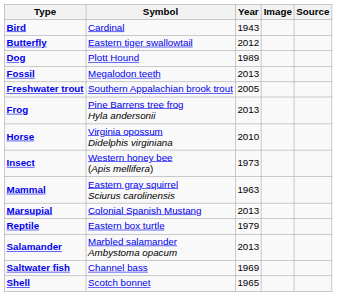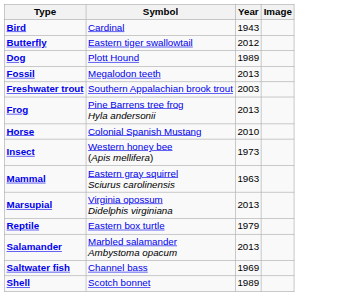- column: (313, 12)
(248, 89) 2005 -> (248, 89) 2003
(130, 137) Virginia opossum Didelphis virginiana -> (145, 131) Colonial Spanish Mustang
(145, 210) Colonial Spanish Mustang -> (130, 205) Virginia opossum Didelphis virginiana
(248, 283) 1965 -> (248, 283) 1989
